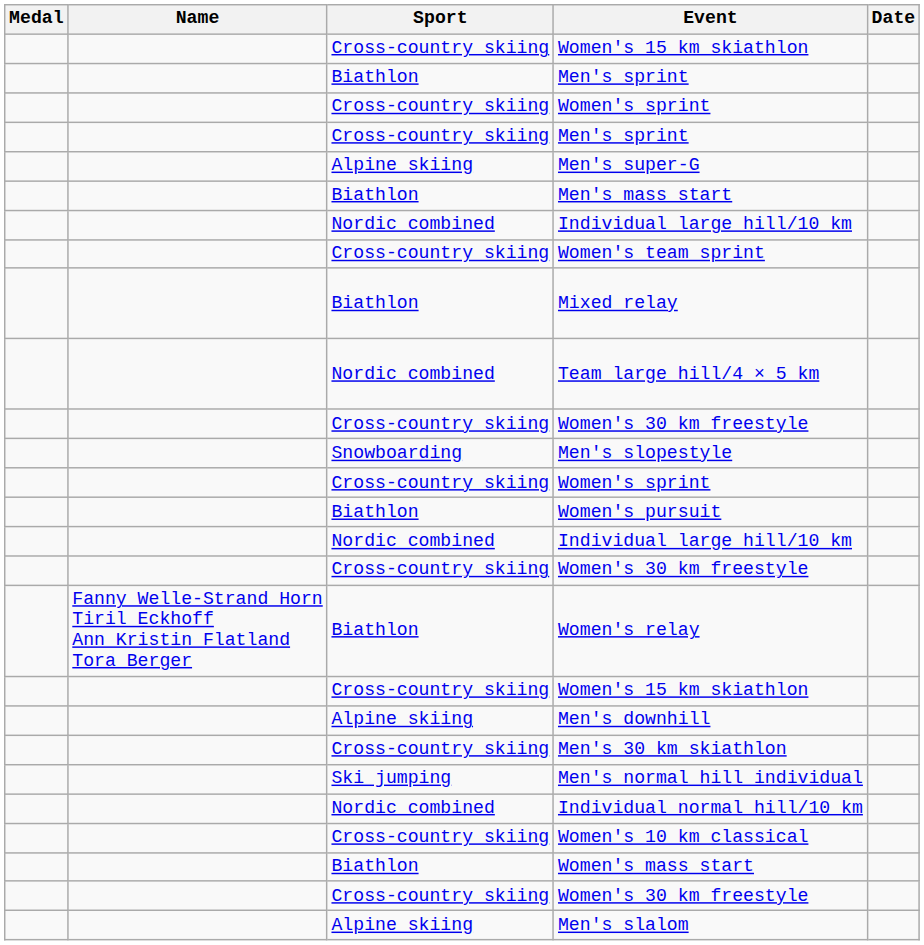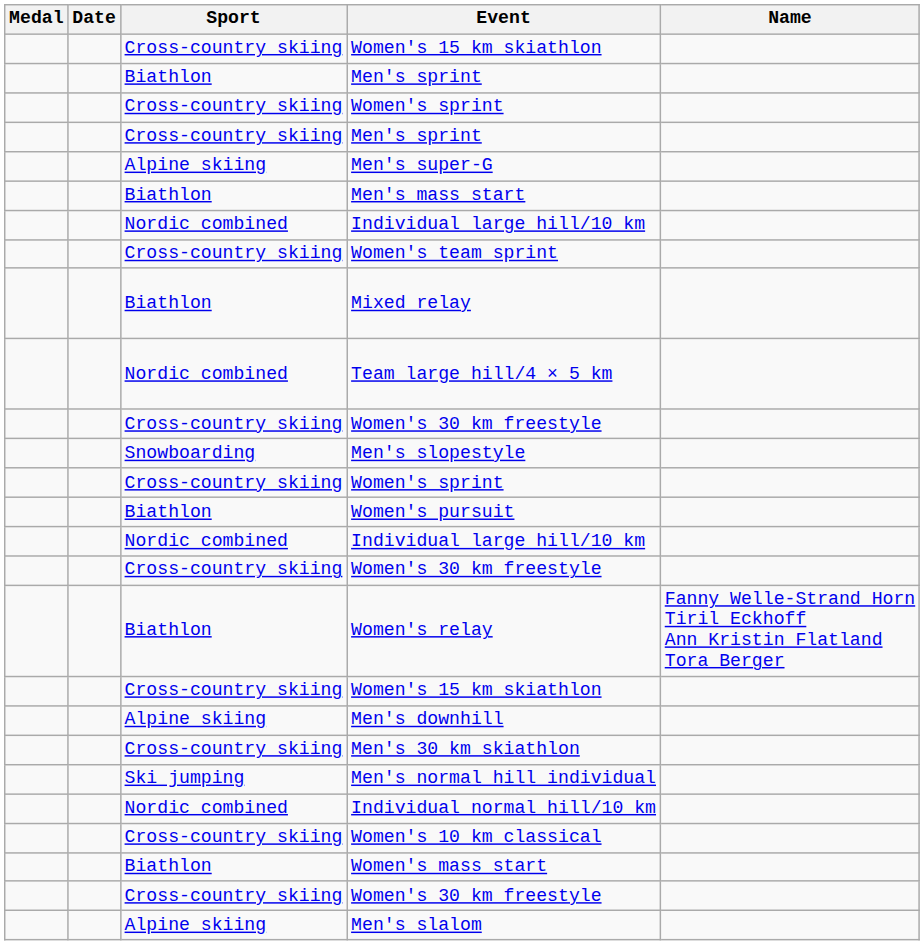columns swapped: (198, 20) <-> (893, 20)
